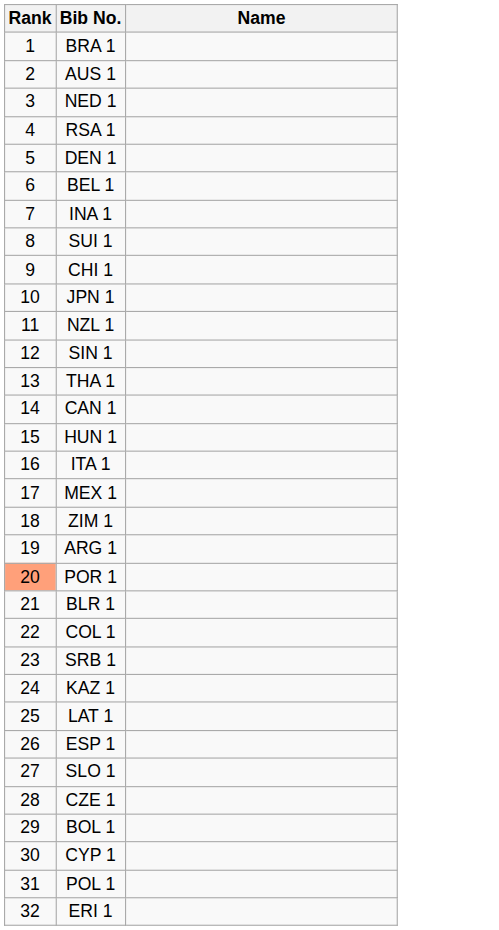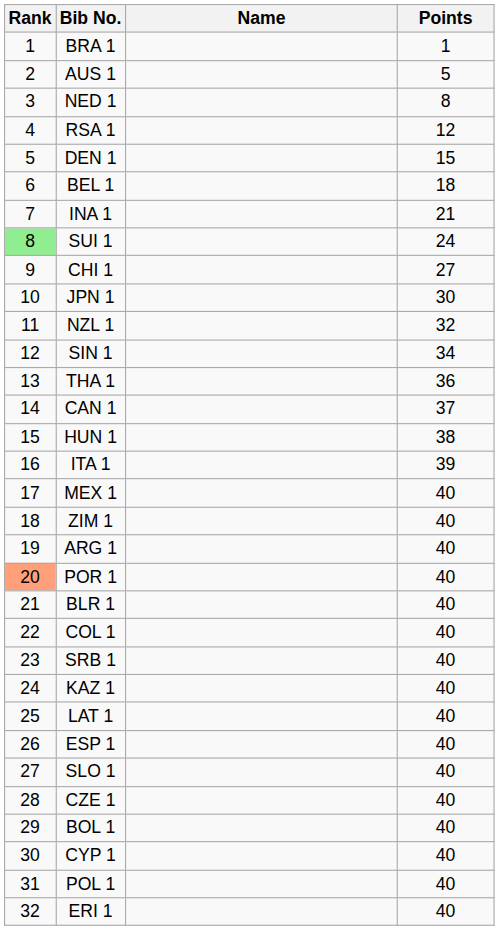+ column: (446, 18)
(30, 241) no background -> (30, 241) lightgreen background
